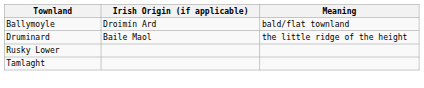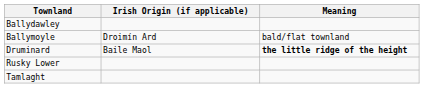+ row: (33, 24)
(335, 37) normal -> (335, 50) bold
